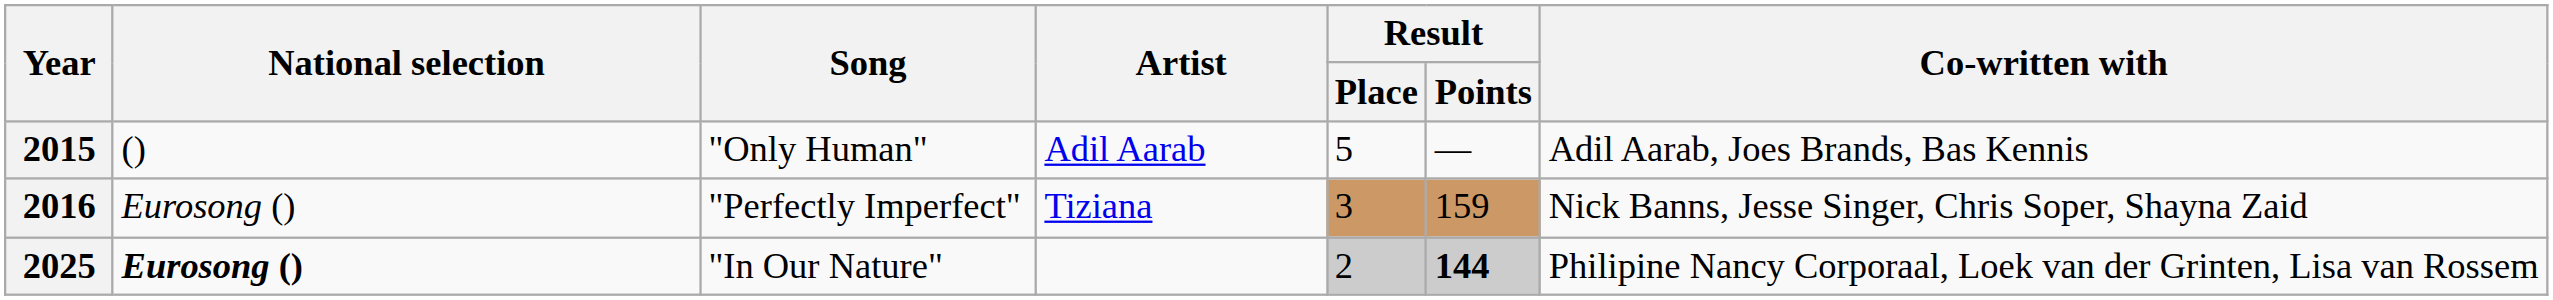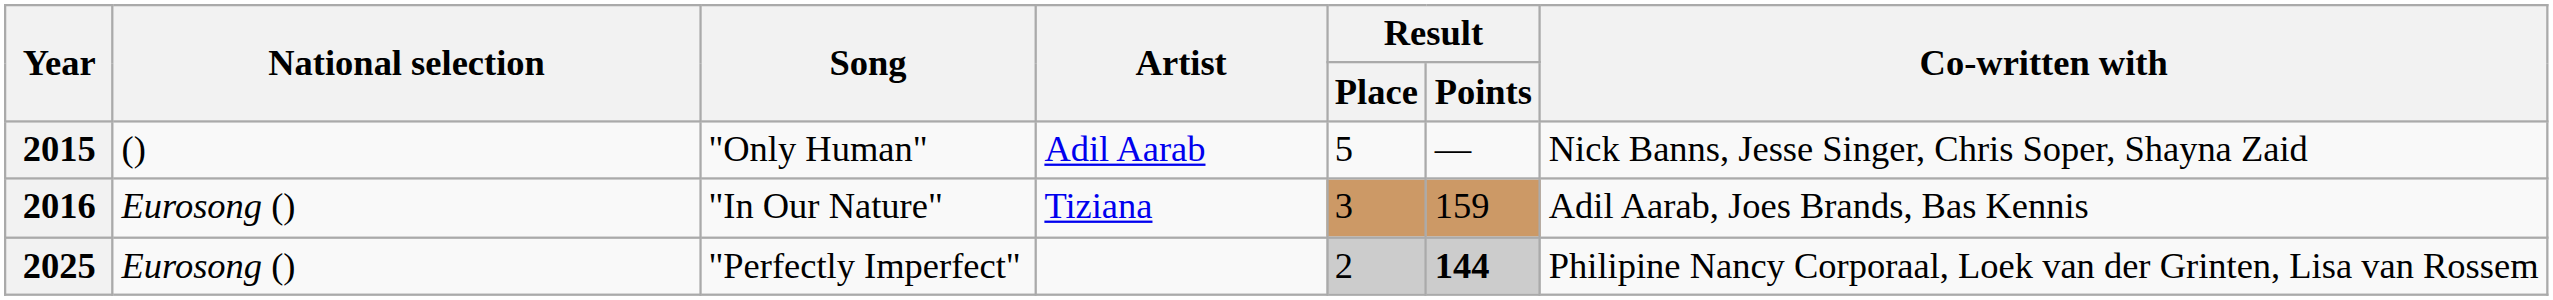(1819, 149) Adil Aarab, Joes Brands, Bas Kennis -> (1928, 149) Nick Banns, Jesse Singer, Chris Soper, Shayna Zaid
(865, 206) "Perfectly Imperfect" -> (826, 206) "In Our Nature"
(1928, 206) Nick Banns, Jesse Singer, Chris Soper, Shayna Zaid -> (1819, 206) Adil Aarab, Joes Brands, Bas Kennis
(212, 264) bold -> (209, 264) normal
(826, 264) "In Our Nature" -> (865, 264) "Perfectly Imperfect"
